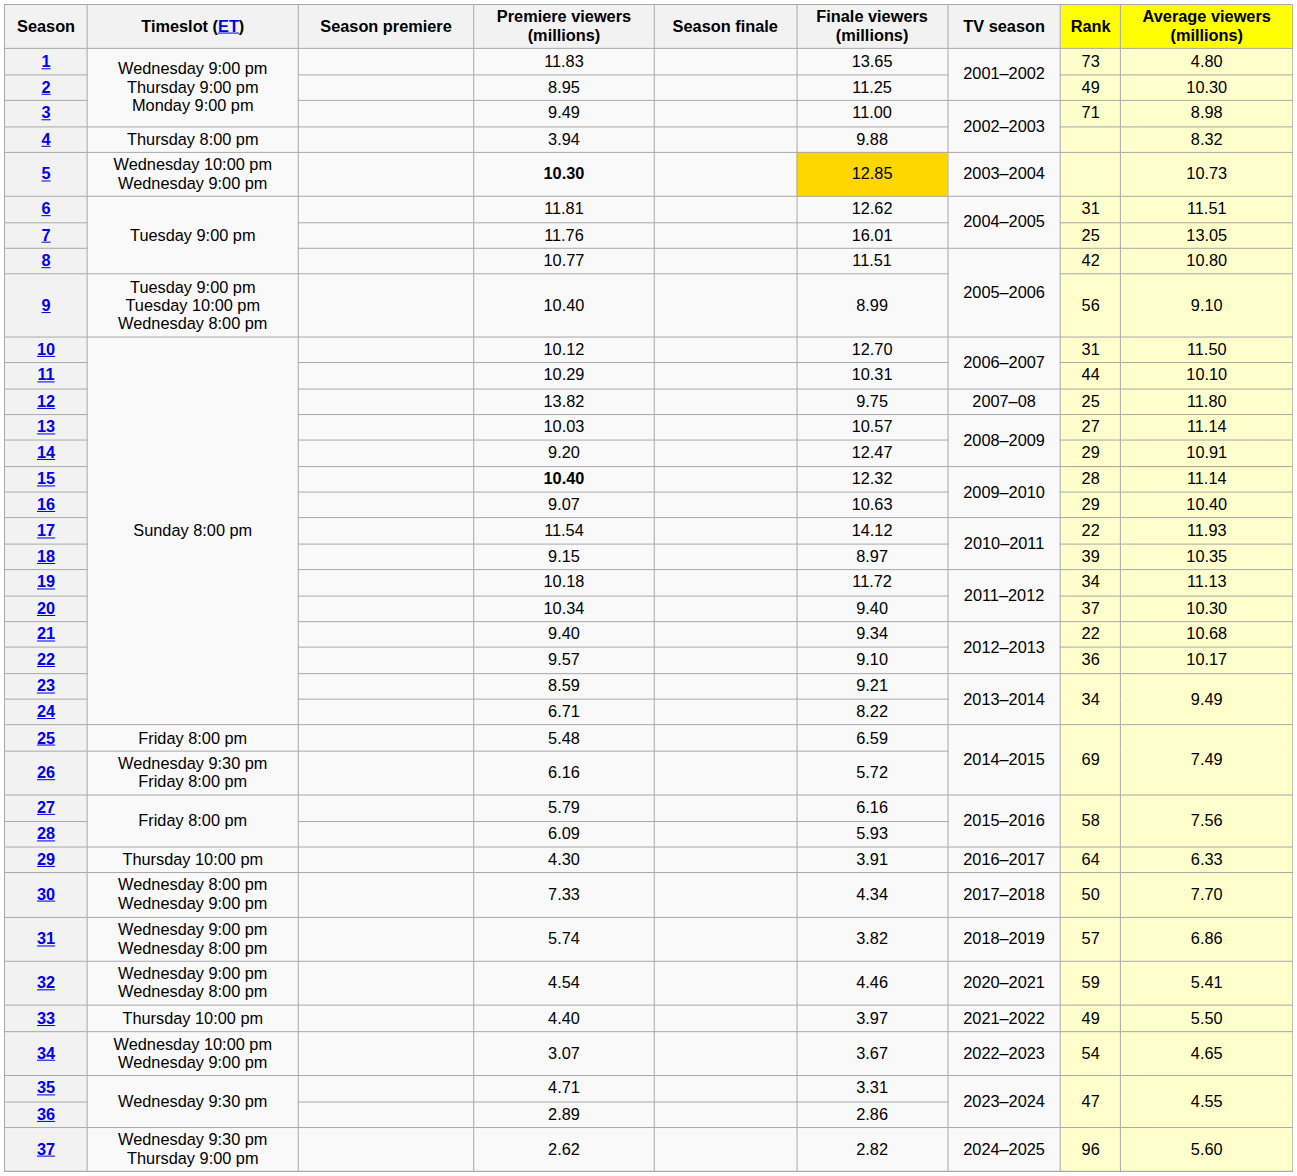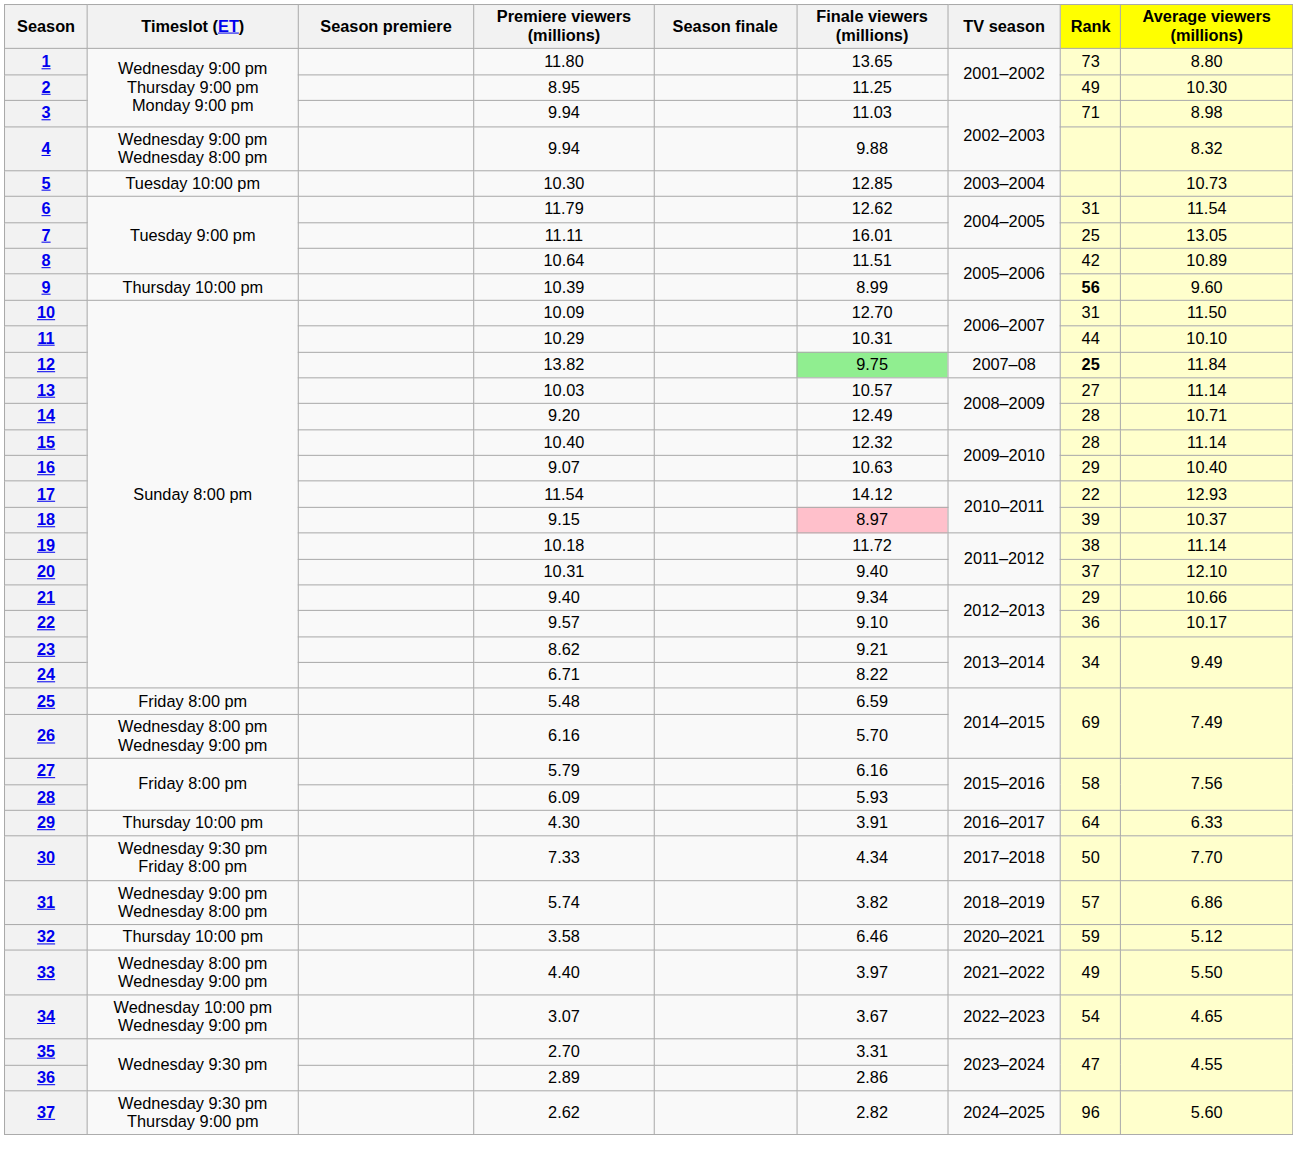(564, 61) 11.83 -> (564, 61) 11.80
(1207, 61) 4.80 -> (1207, 61) 8.80
(564, 113) 9.49 -> (564, 113) 9.94
(872, 113) 11.00 -> (872, 113) 11.03
(193, 139) Thursday 8:00 pm -> (193, 148) Wednesday 9:00 pm Wednesday 8:00 pm
(564, 139) 3.94 -> (564, 148) 9.94
(193, 174) Wednesday 10:00 pm Wednesday 9:00 pm -> (193, 183) Tuesday 10:00 pm
(564, 174) bold -> (564, 183) normal
(872, 174) gold background -> (872, 183) no background
(564, 209) 11.81 -> (564, 209) 11.79
(1207, 209) 11.51 -> (1207, 209) 11.54
(564, 235) 11.76 -> (564, 235) 11.11
(564, 261) 10.77 -> (564, 261) 10.64
(1207, 261) 10.80 -> (1207, 261) 10.89
(193, 305) Tuesday 9:00 pm Tuesday 10:00 pm Wednesday 8:00 pm -> (193, 287) Thursday 10:00 pm
(564, 305) 10.40 -> (564, 287) 10.39
(1091, 305) normal -> (1091, 287) bold
(1207, 305) 9.10 -> (1207, 287) 9.60
(564, 349) 10.12 -> (564, 312) 10.09
(872, 401) no background -> (872, 364) lightgreen background
(1091, 401) normal -> (1091, 364) bold
(1207, 401) 11.80 -> (1207, 364) 11.84
(872, 453) 12.47 -> (872, 416) 12.49
(1091, 453) 29 -> (1091, 416) 28
(1207, 453) 10.91 -> (1207, 416) 10.71
(564, 479) bold -> (564, 442) normal
(1207, 530) 11.93 -> (1207, 494) 12.93
(872, 556) no background -> (872, 520) pink background
(1207, 556) 10.35 -> (1207, 520) 10.37
(1091, 582) 34 -> (1091, 545) 38
(1207, 582) 11.13 -> (1207, 545) 11.14
(564, 608) 10.34 -> (564, 571) 10.31
(1207, 608) 10.30 -> (1207, 571) 12.10
(1091, 634) 22 -> (1091, 597) 29
(1207, 634) 10.68 -> (1207, 597) 10.66
(564, 686) 8.59 -> (564, 649) 8.62
(193, 773) Wednesday 9:30 pm Friday 8:00 pm -> (193, 736) Wednesday 8:00 pm Wednesday 9:00 pm
(872, 773) 5.72 -> (872, 736) 5.70
(193, 894) Wednesday 8:00 pm Wednesday 9:00 pm -> (193, 858) Wednesday 9:30 pm Friday 8:00 pm
(193, 983) Wednesday 9:00 pm Wednesday 8:00 pm -> (193, 937) Thursday 10:00 pm
(564, 983) 4.54 -> (564, 937) 3.58
(872, 983) 4.46 -> (872, 937) 6.46
(1207, 983) 5.41 -> (1207, 937) 5.12
(193, 1018) Thursday 10:00 pm -> (193, 972) Wednesday 8:00 pm Wednesday 9:00 pm
(564, 1088) 4.71 -> (564, 1051) 2.70
